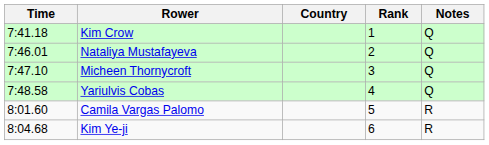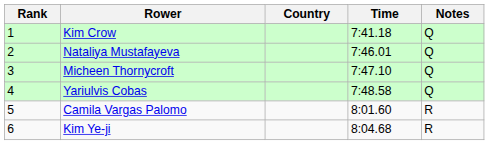columns swapped: (393, 14) <-> (41, 14)
